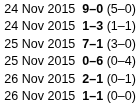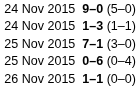- row: (109, 78)
